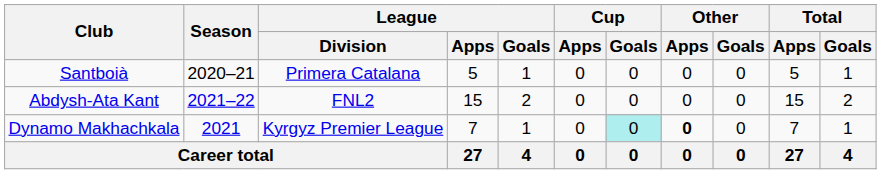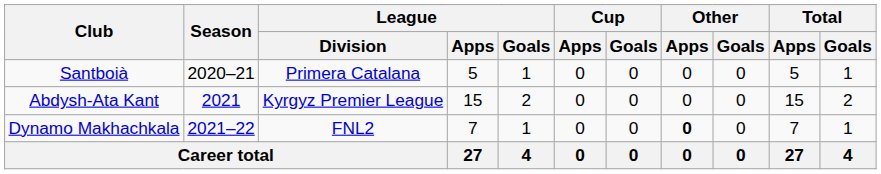(221, 100) 2021–22 -> (221, 100) 2021
(353, 100) FNL2 -> (353, 100) Kyrgyz Premier League
(221, 127) 2021 -> (221, 127) 2021–22
(353, 127) Kyrgyz Premier League -> (353, 127) FNL2
(634, 127) paleturquoise background -> (634, 127) no background
